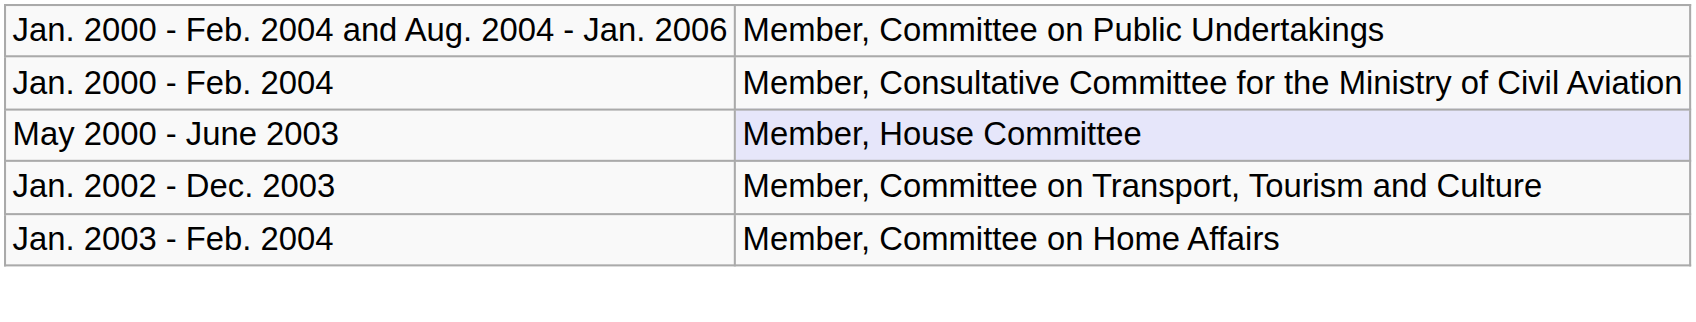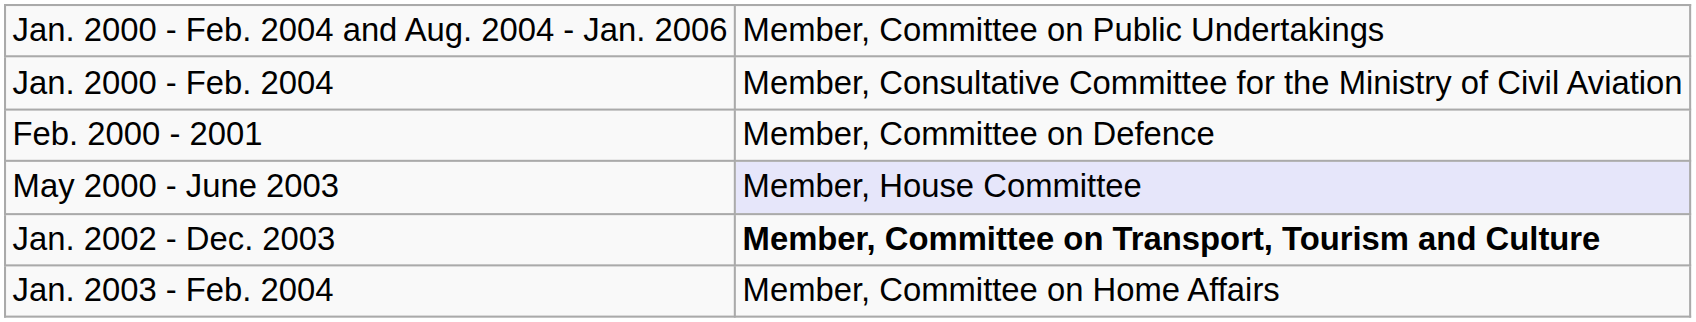+ row: (138, 134)
(1142, 186) normal -> (1171, 238) bold
